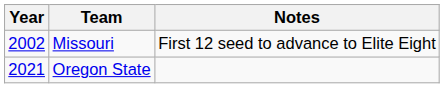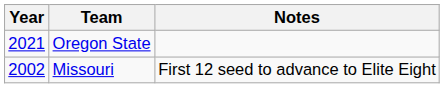rows swapped: (83, 43) <-> (102, 69)
